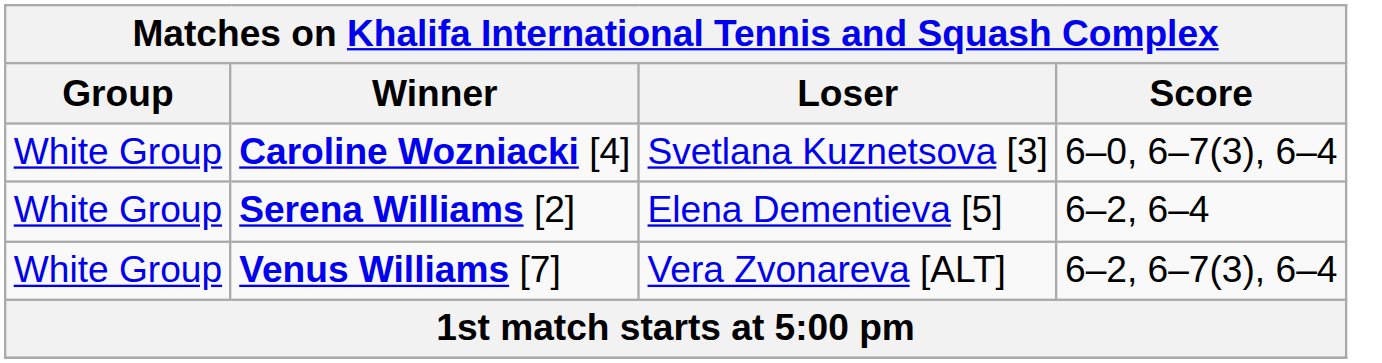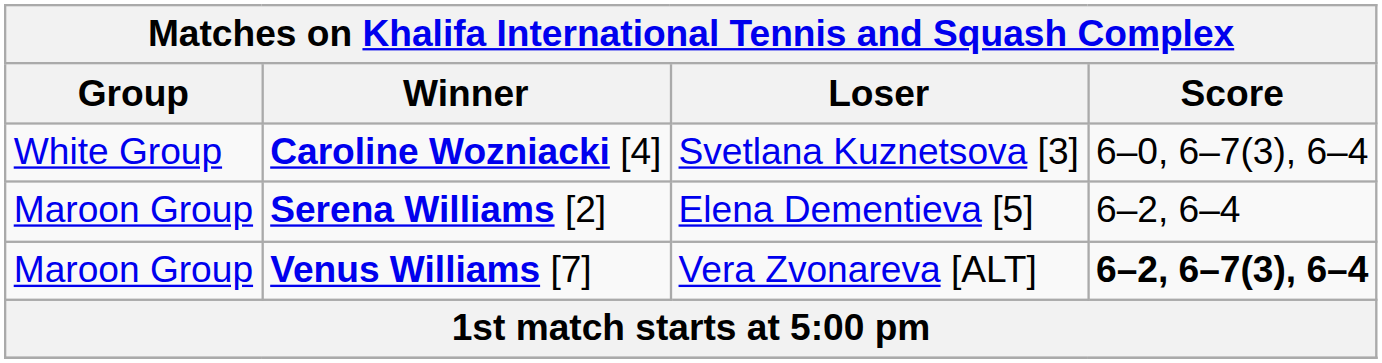(118, 210) White Group -> (133, 210) Maroon Group
(118, 269) White Group -> (133, 269) Maroon Group
(1201, 269) normal -> (1232, 269) bold
